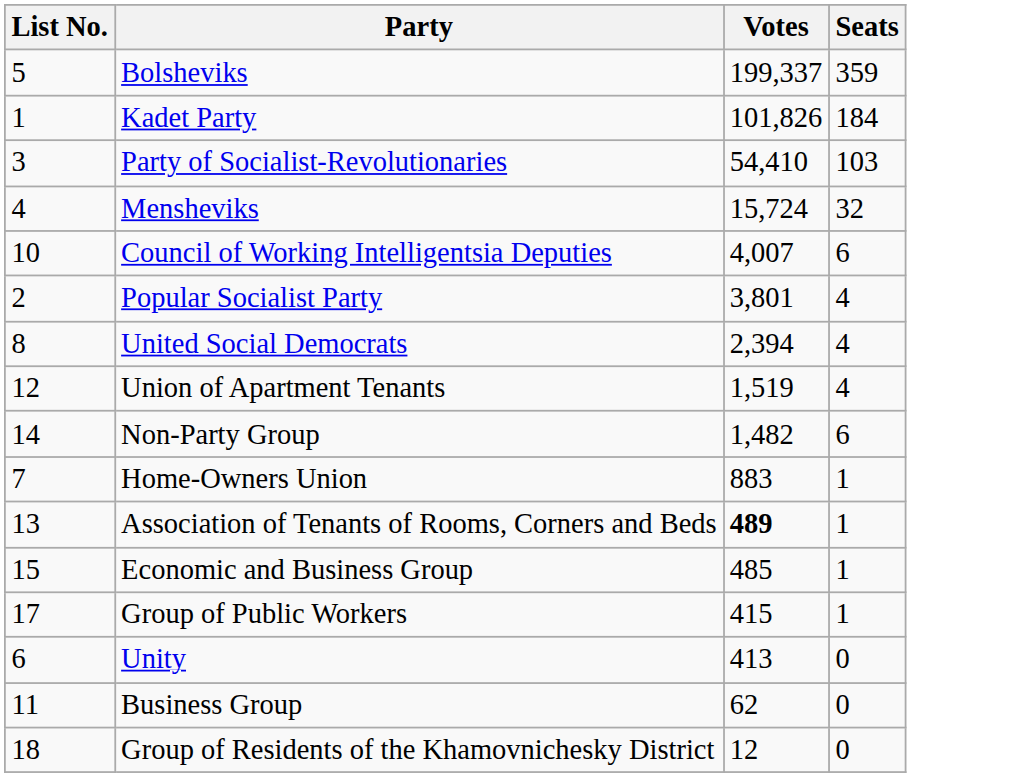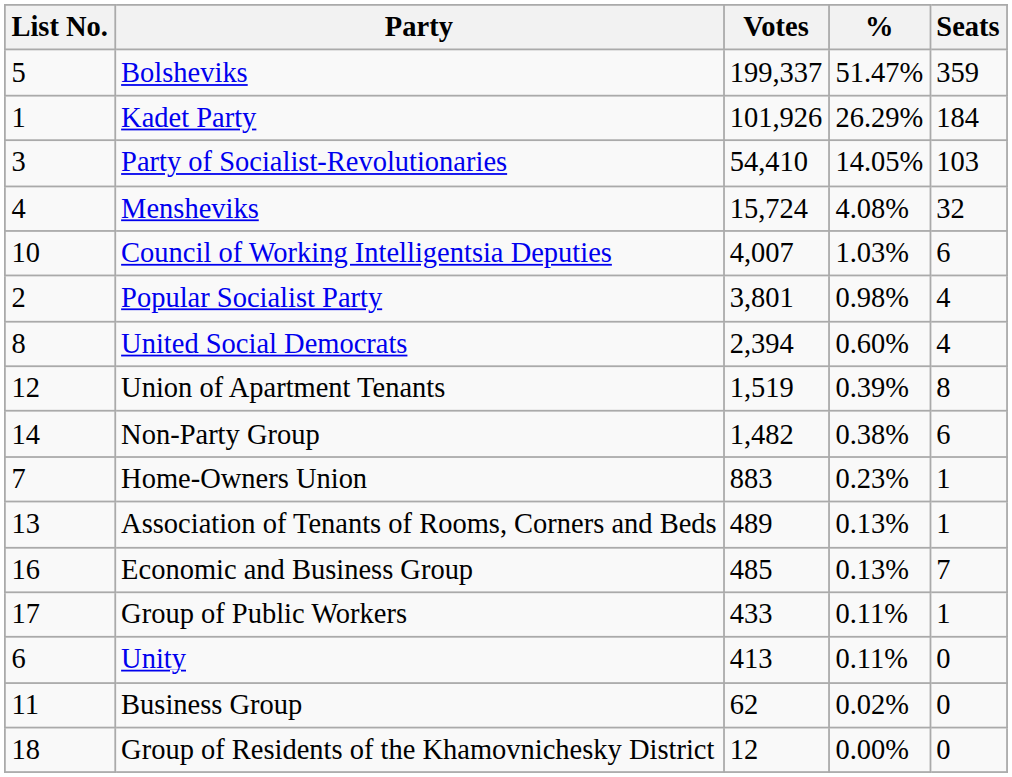+ column: (879, 27)
(776, 117) 101,826 -> (776, 117) 101,926
(843, 388) 4 -> (943, 388) 8
(751, 523) bold -> (751, 523) normal
(26, 569) 15 -> (26, 569) 16
(843, 569) 1 -> (943, 569) 7
(751, 614) 415 -> (751, 614) 433
